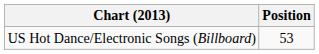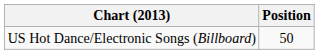(287, 37) 53 -> (287, 37) 50
